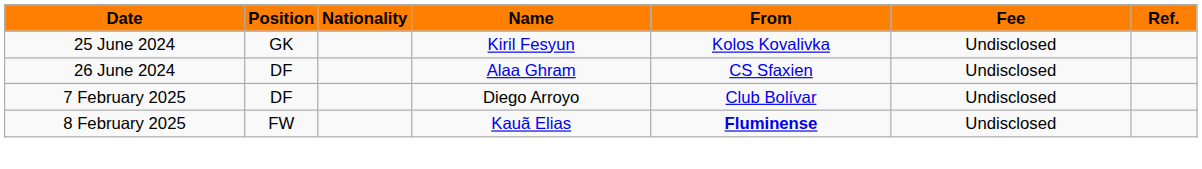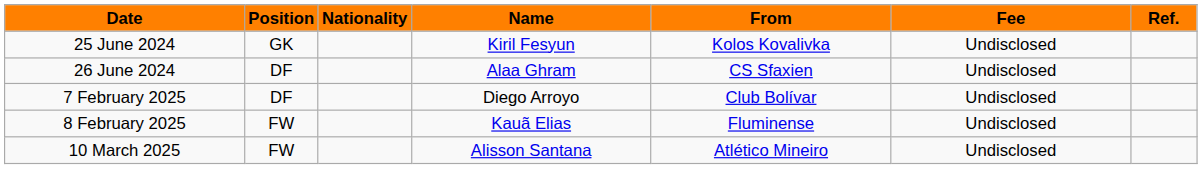(771, 124) bold -> (771, 124) normal
+ row: (124, 150)
